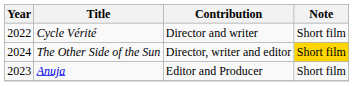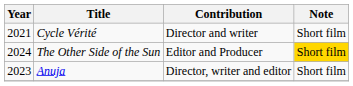(19, 33) 2022 -> (19, 33) 2021
(229, 52) Director, writer and editor -> (214, 52) Editor and Producer
(214, 71) Editor and Producer -> (229, 71) Director, writer and editor
